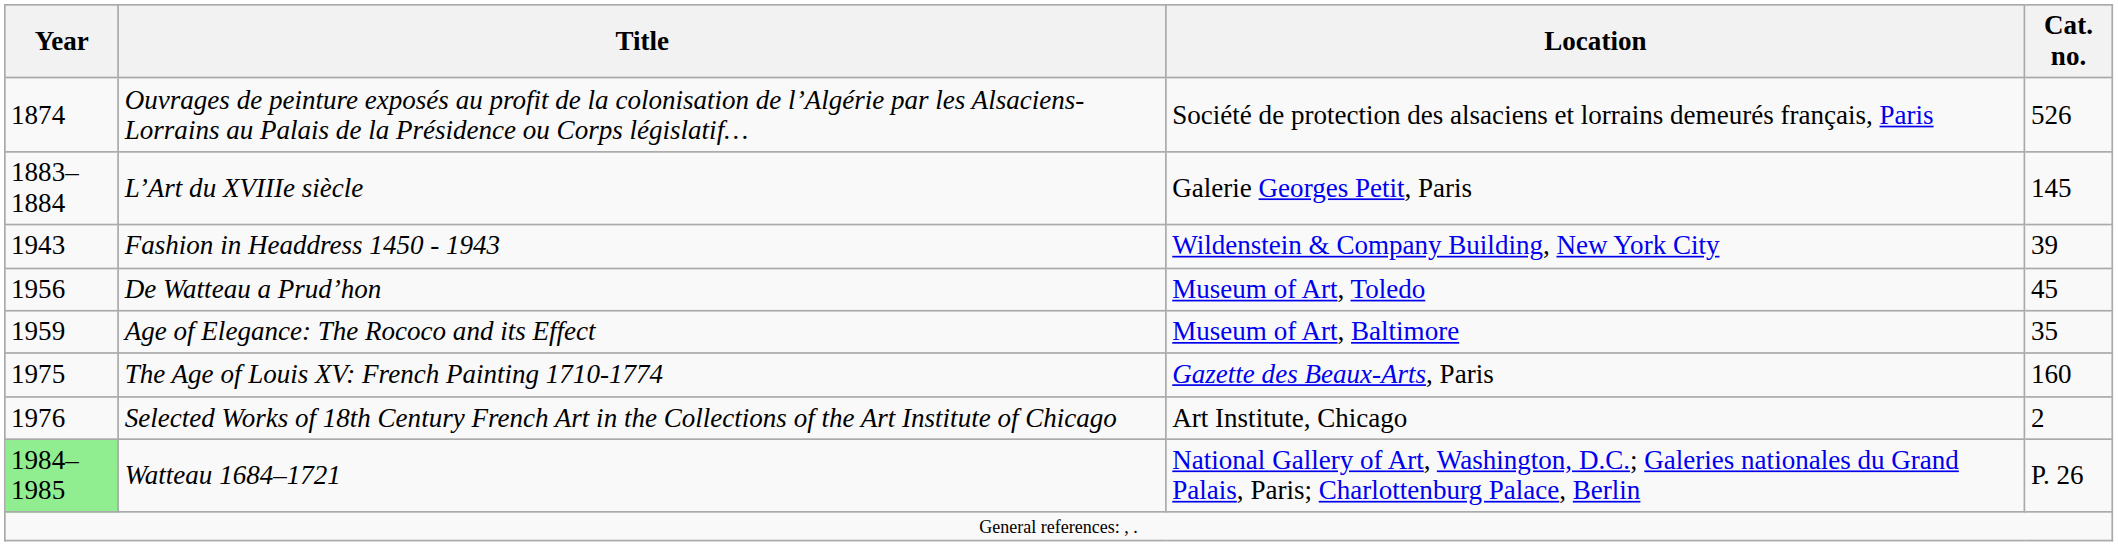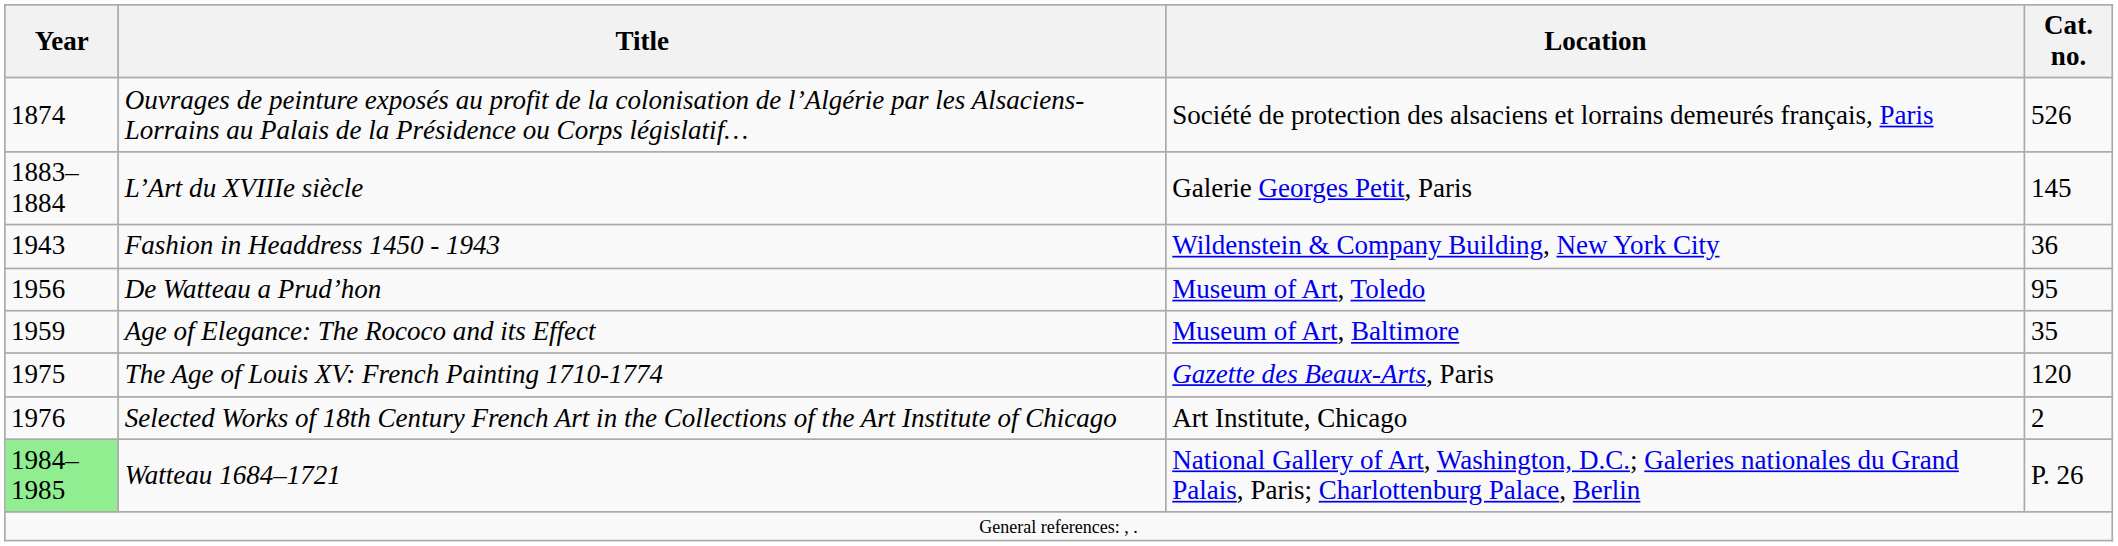(2045, 245) 39 -> (2045, 245) 36
(2045, 288) 45 -> (2045, 288) 95
(2051, 374) 160 -> (2051, 374) 120
